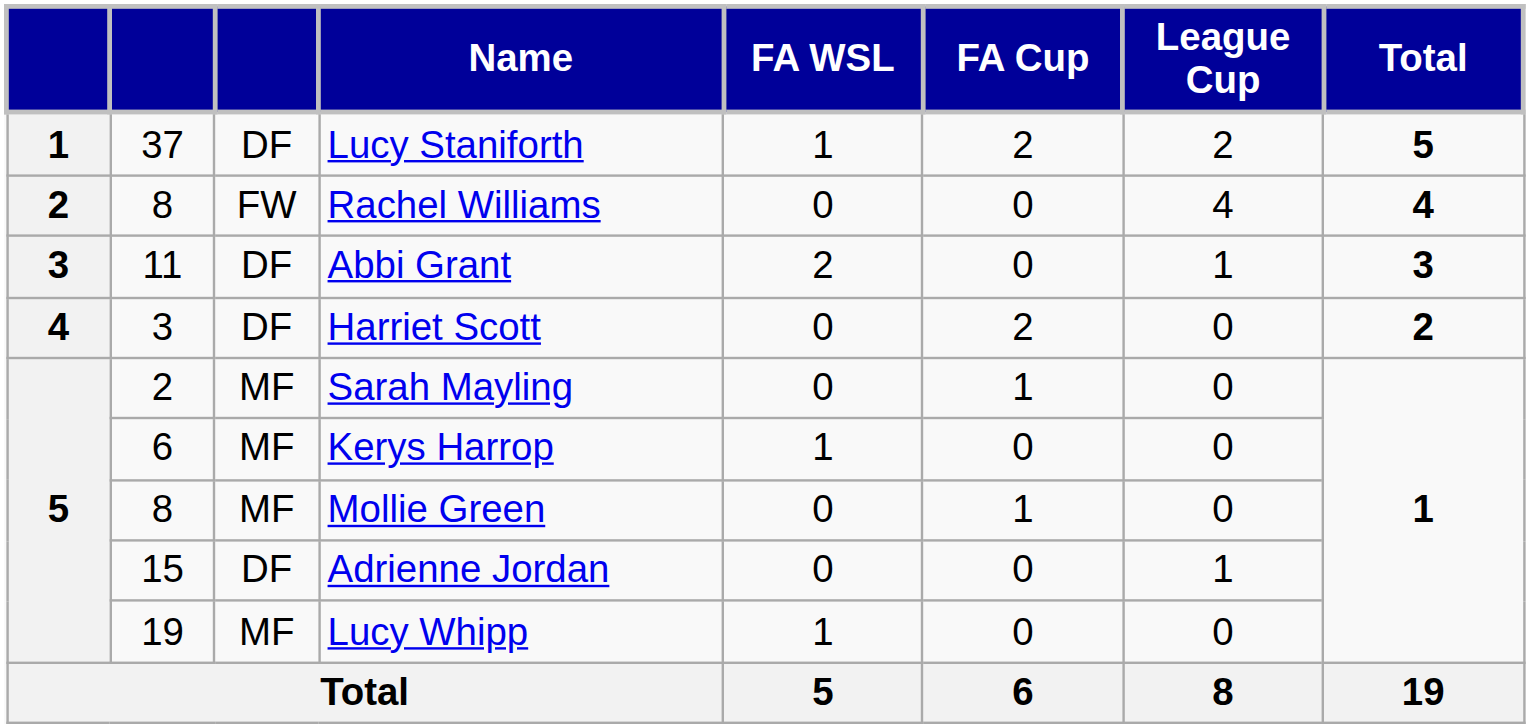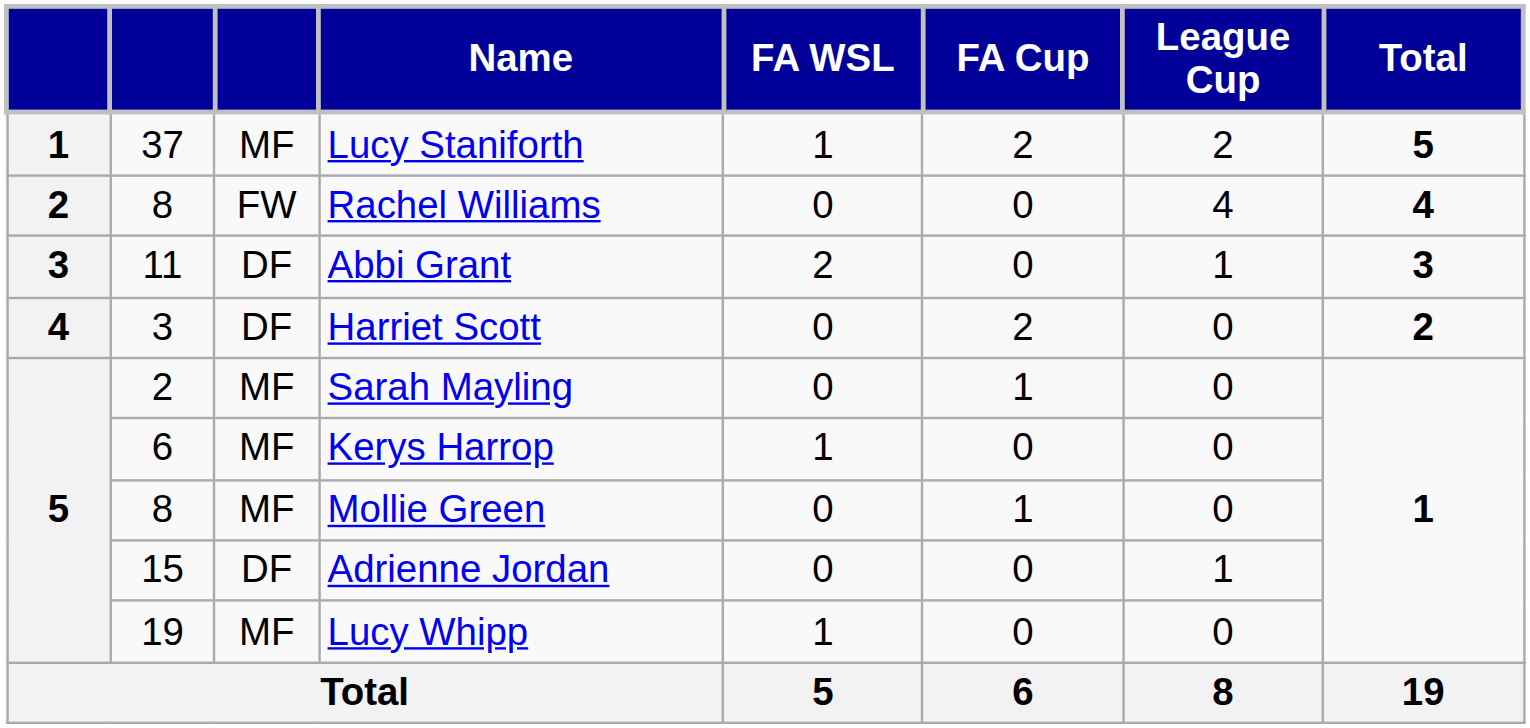(267, 143) DF -> (267, 143) MF
